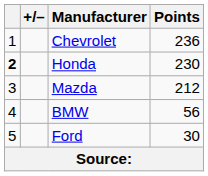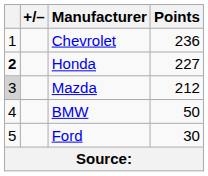(187, 64) 230 -> (187, 64) 227
(12, 88) no background -> (12, 88) lightgrey background
(192, 112) 56 -> (192, 112) 50
